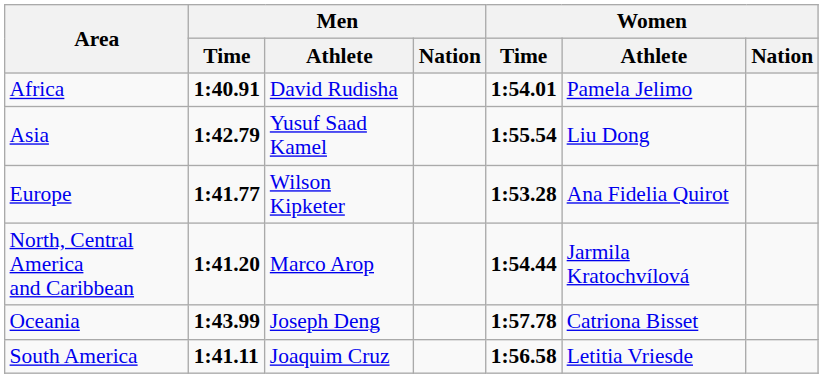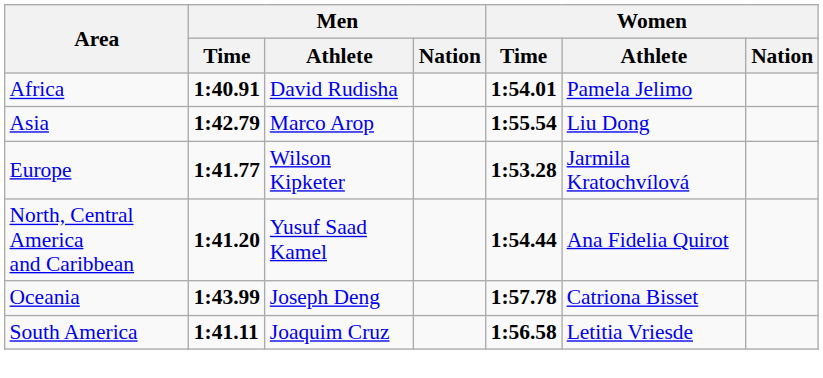(318, 135) Yusuf Saad Kamel -> (322, 123) Marco Arop
(648, 193) Ana Fidelia Quirot -> (628, 169) Jarmila Kratochvílová
(322, 263) Marco Arop -> (318, 239) Yusuf Saad Kamel
(628, 263) Jarmila Kratochvílová -> (648, 239) Ana Fidelia Quirot
